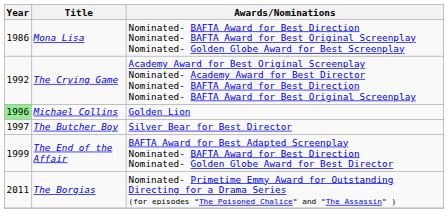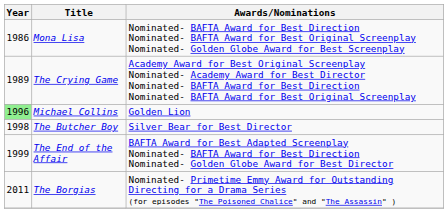(18, 80) 1992 -> (18, 80) 1989
(18, 127) 1997 -> (18, 127) 1998
